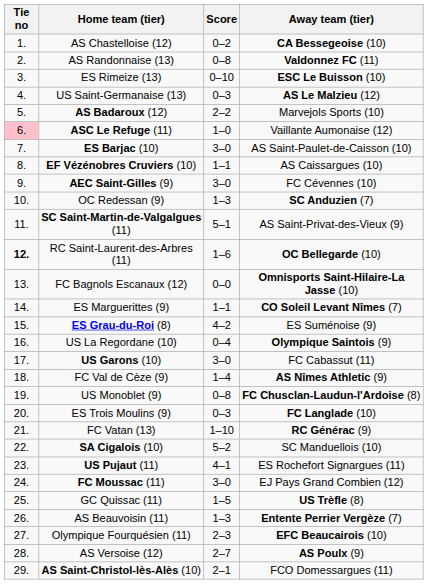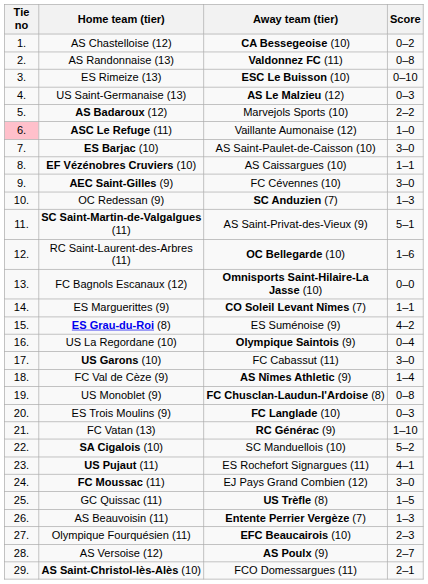columns swapped: (222, 19) <-> (331, 19)
(21, 254) bold -> (21, 254) normal
